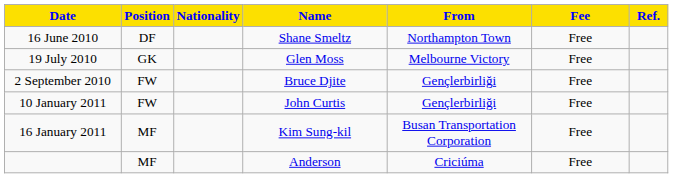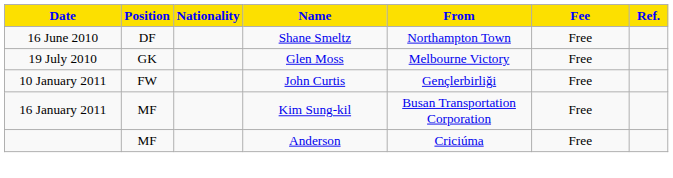- row: (63, 81)
